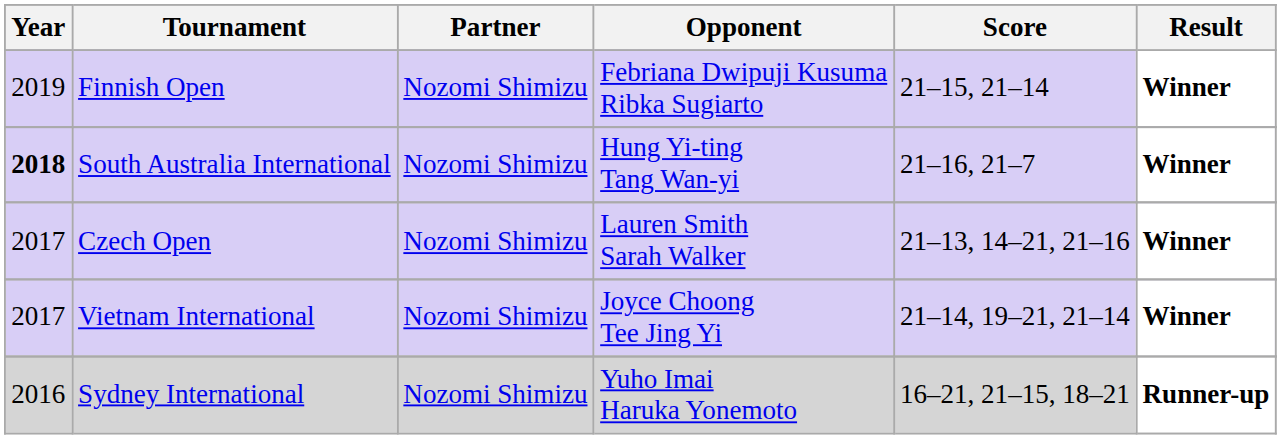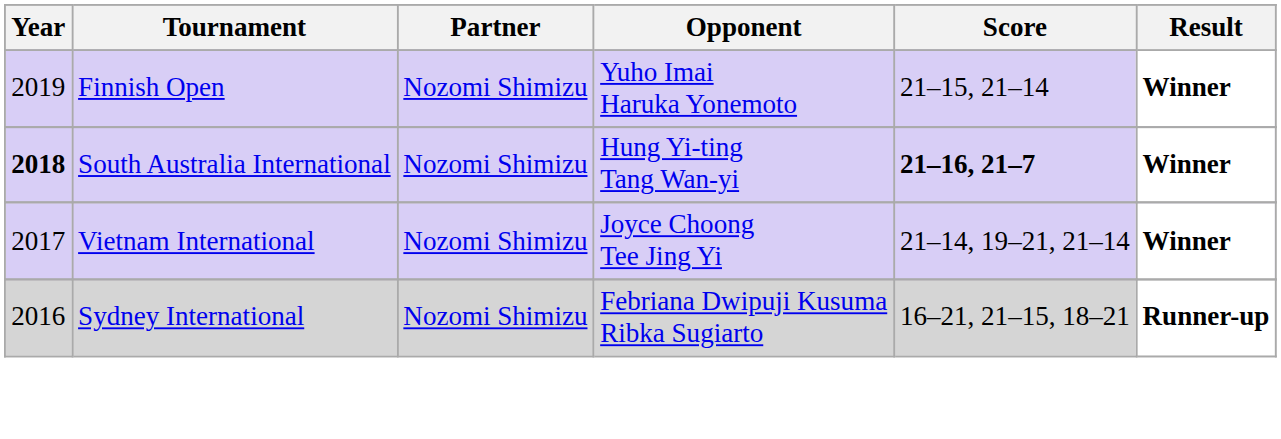(744, 87) Febriana Dwipuji Kusuma Ribka Sugiarto -> (699, 87) Yuho Imai Haruka Yonemoto
(968, 164) normal -> (968, 164) bold
- row: (145, 241)
(699, 394) Yuho Imai Haruka Yonemoto -> (744, 317) Febriana Dwipuji Kusuma Ribka Sugiarto
